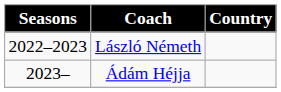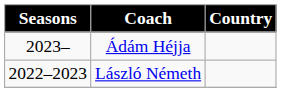rows swapped: (148, 45) <-> (148, 73)
